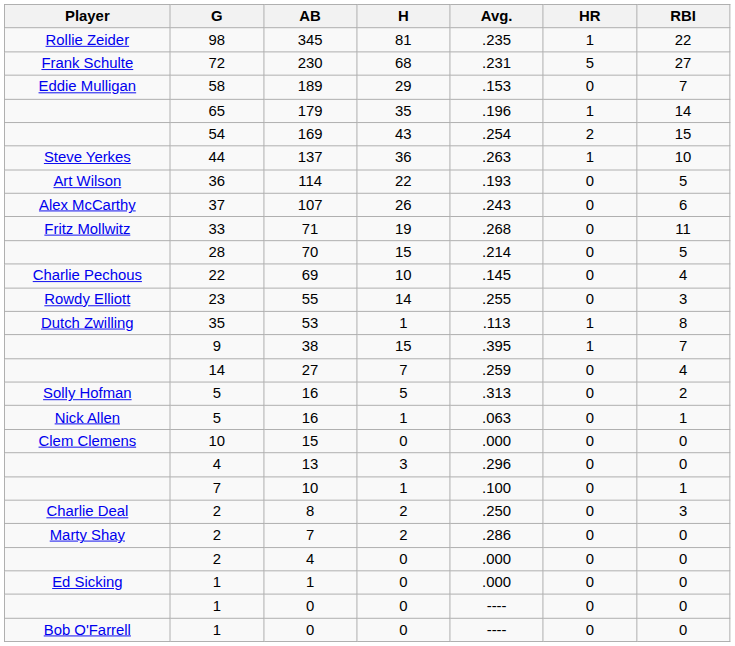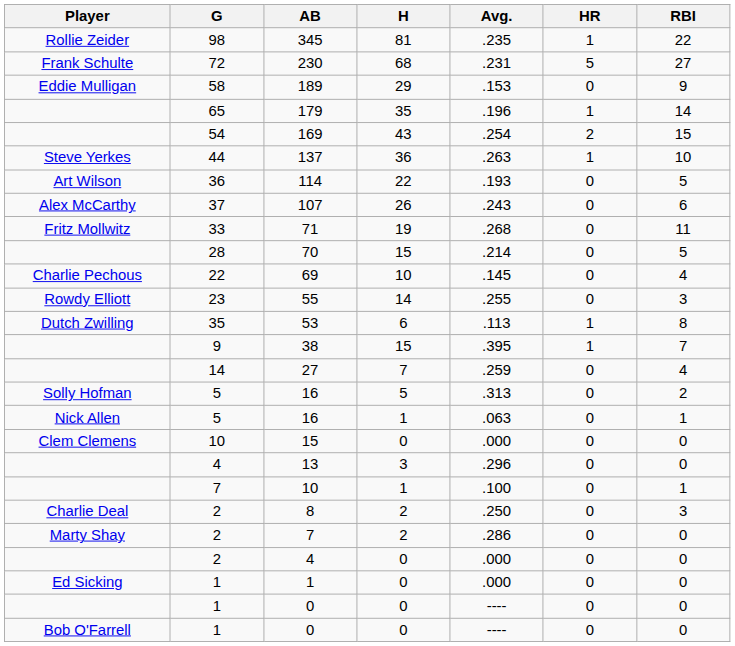(683, 87) 7 -> (683, 87) 9
(403, 323) 1 -> (403, 323) 6
